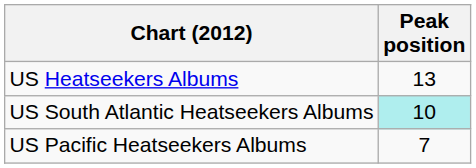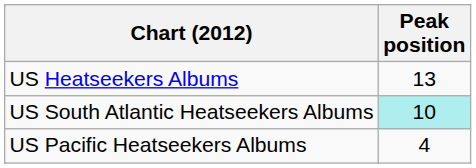(424, 145) 7 -> (424, 145) 4
